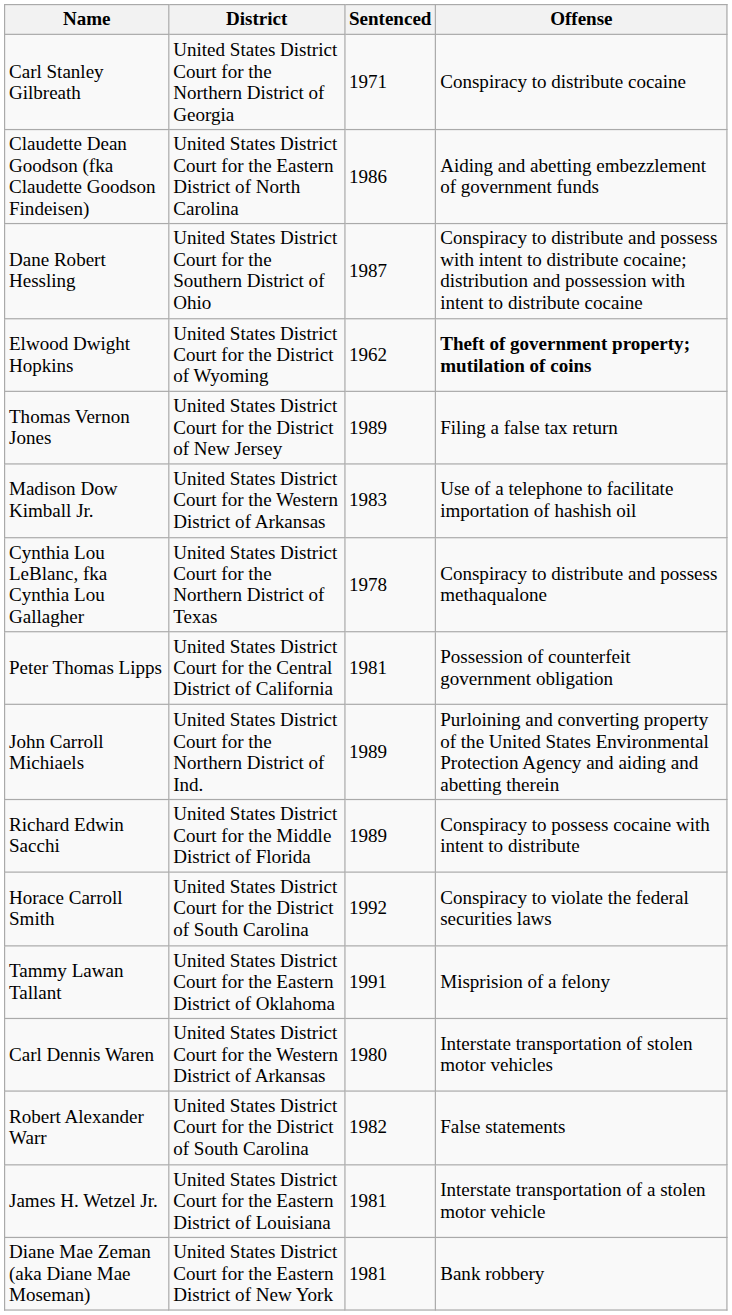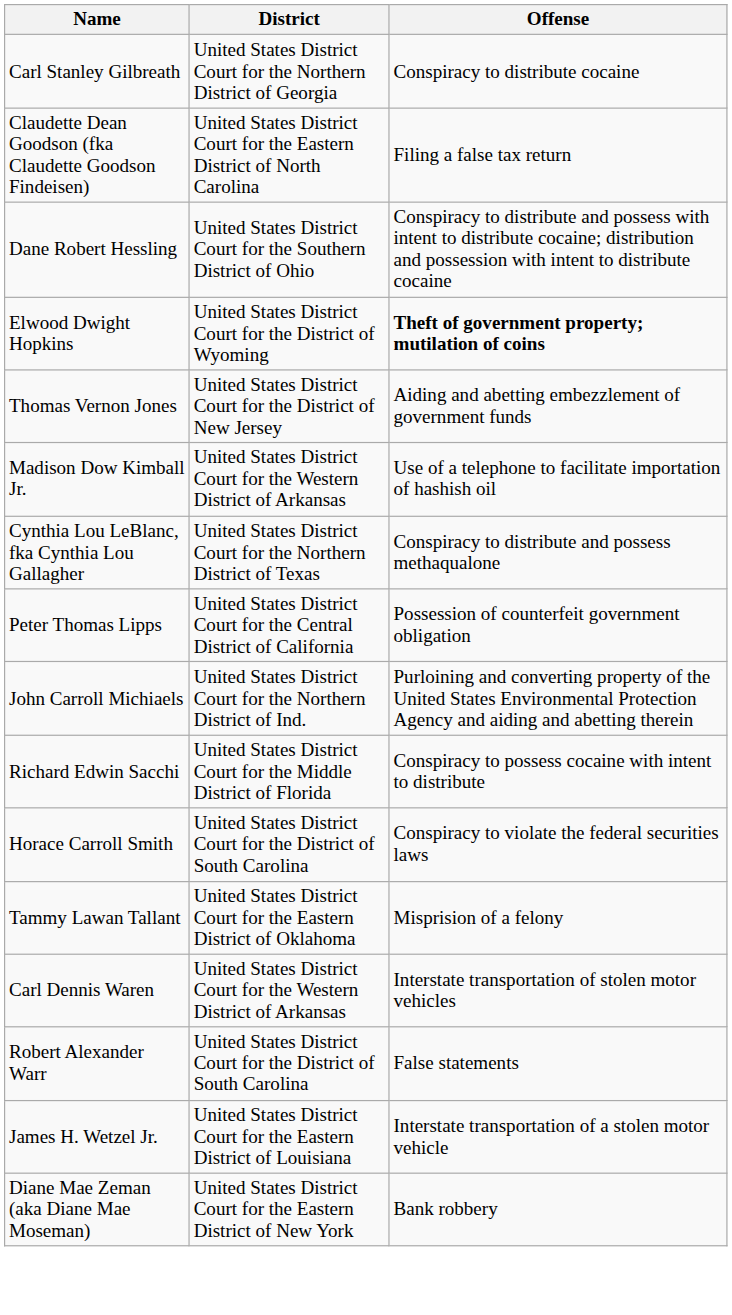- column: (390, 19)
(573, 176) Aiding and abetting embezzlement of government funds -> (482, 154) Filing a false tax return
(529, 427) Filing a false tax return -> (537, 406) Aiding and abetting embezzlement of government funds
